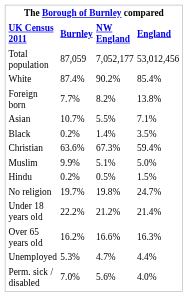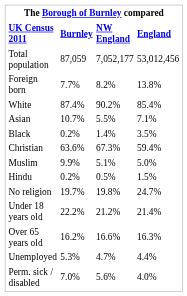rows swapped: (23, 99) <-> (20, 79)
